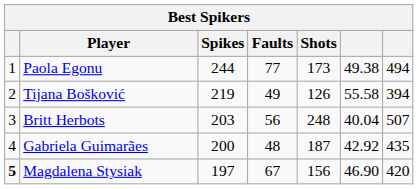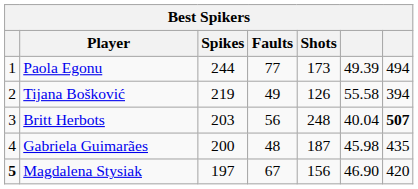(362, 69) 49.38 -> (362, 69) 49.39
(398, 120) normal -> (398, 120) bold
(362, 145) 42.92 -> (362, 145) 45.98
